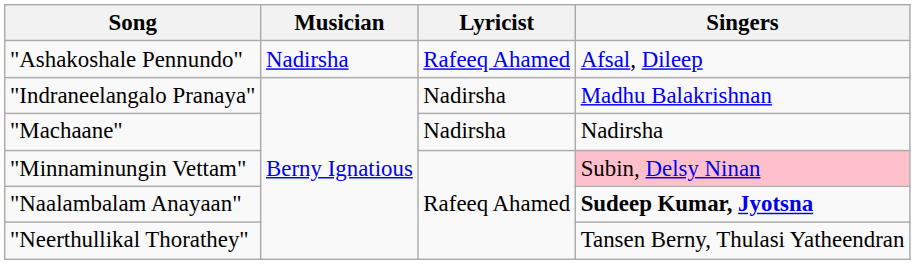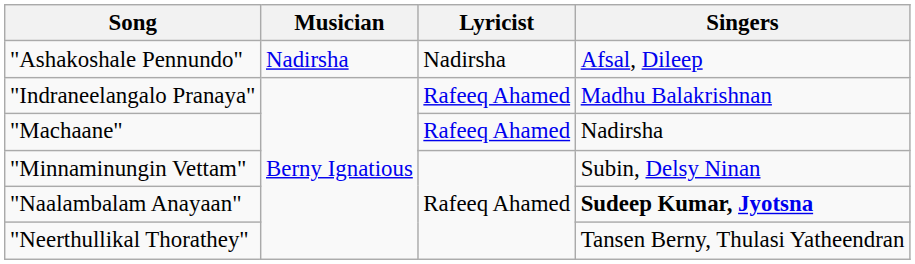(497, 58) Rafeeq Ahamed -> (465, 58) Nadirsha
(465, 95) Nadirsha -> (497, 95) Rafeeq Ahamed
(465, 131) Nadirsha -> (497, 131) Rafeeq Ahamed
(671, 167) pink background -> (671, 167) no background
